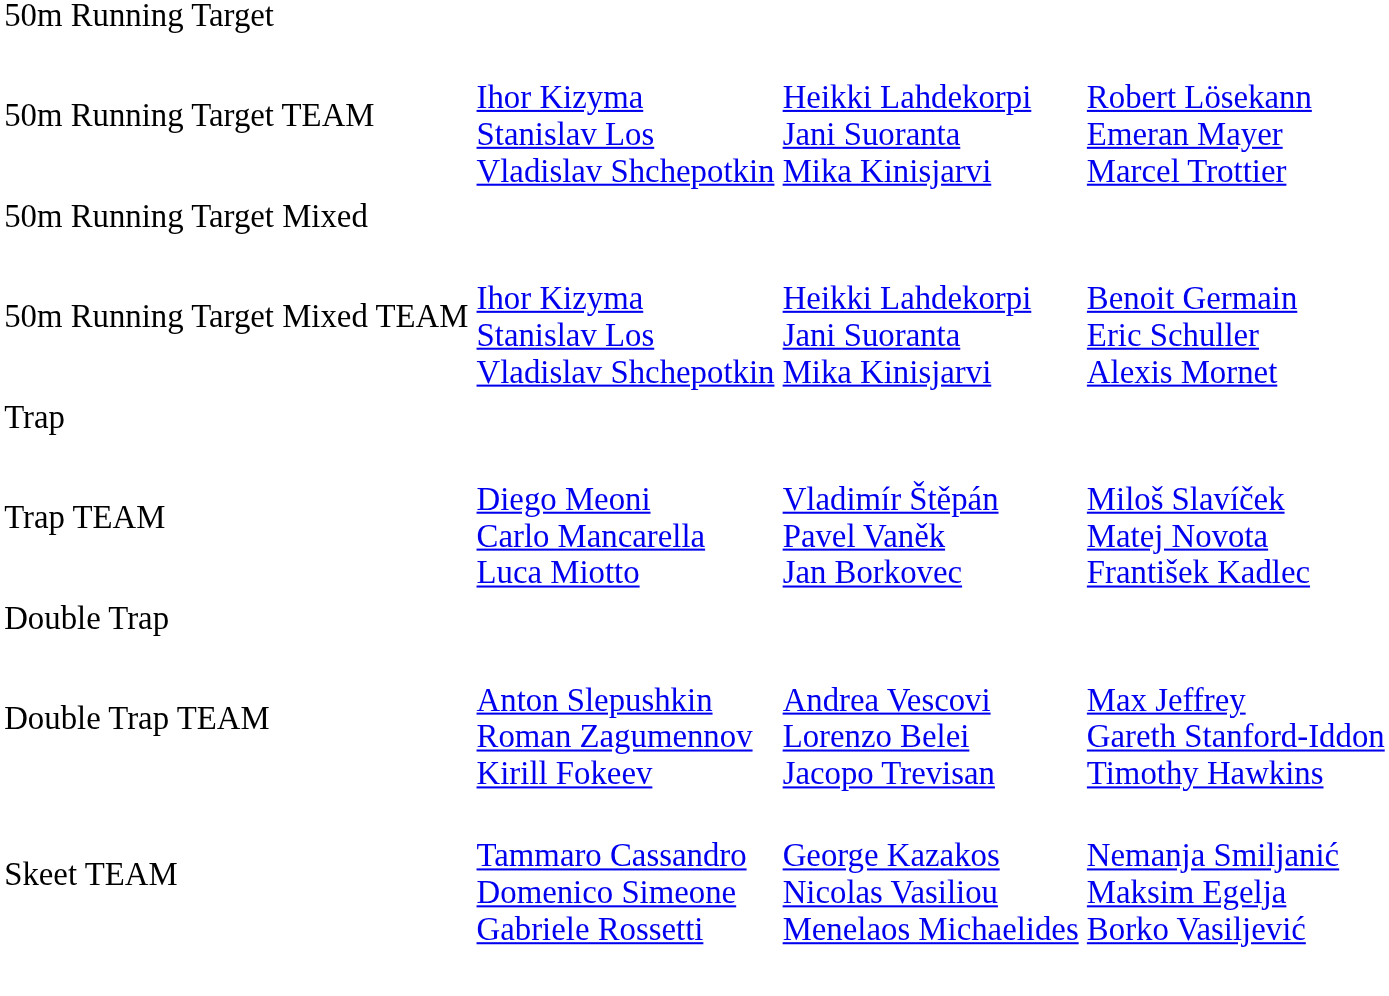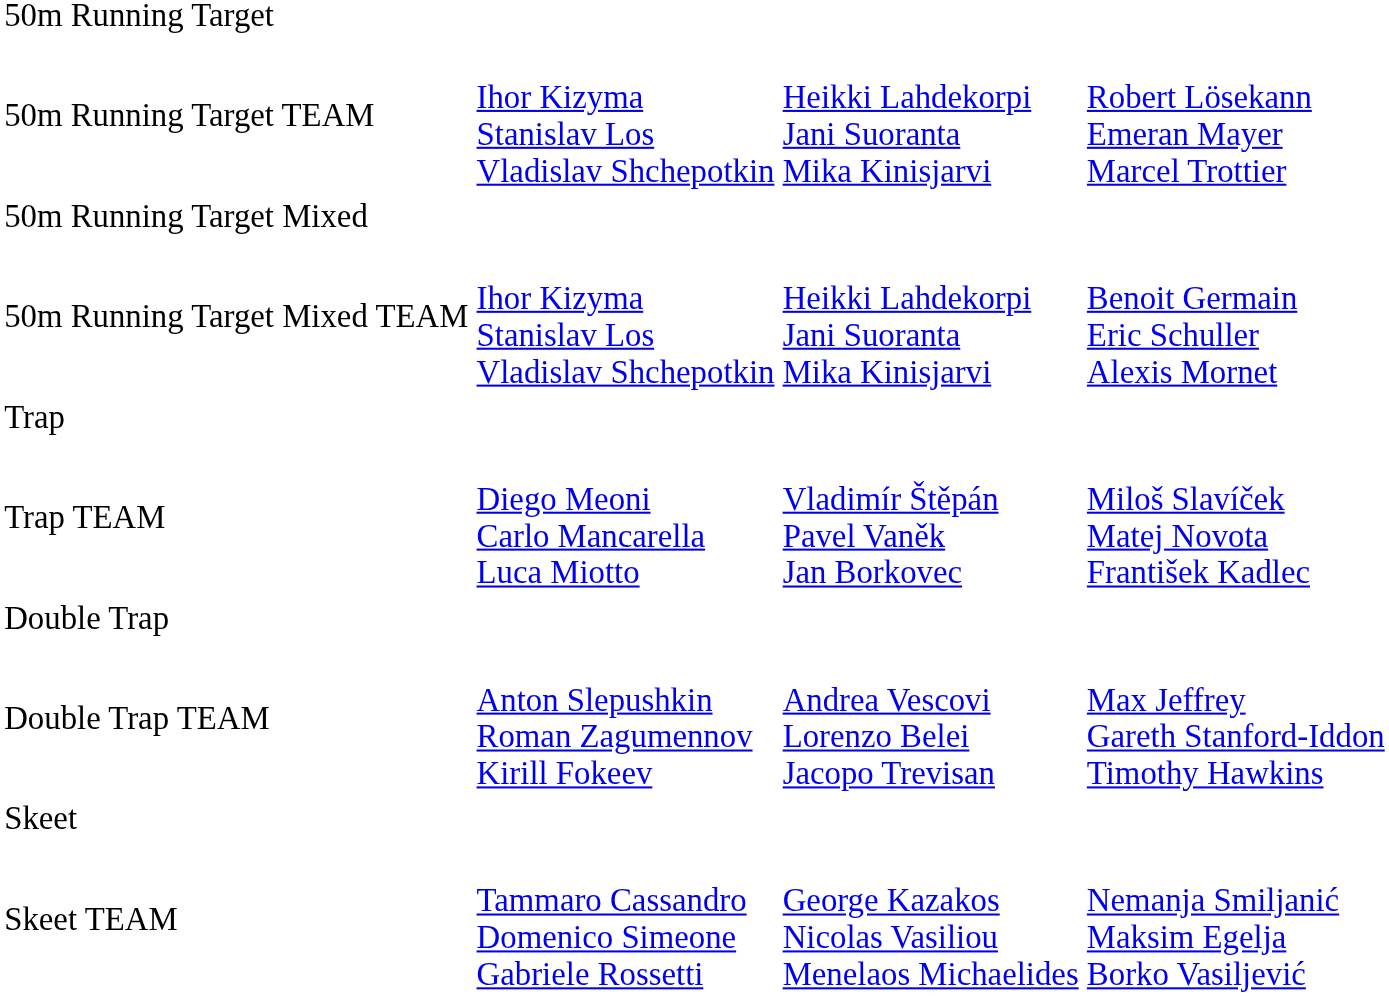+ row: (41, 818)
